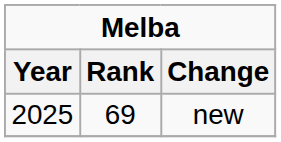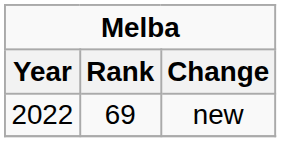(42, 115) 2025 -> (42, 115) 2022
